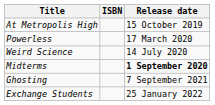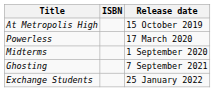- row: (39, 53)
(167, 66) bold -> (167, 53) normal
